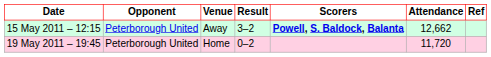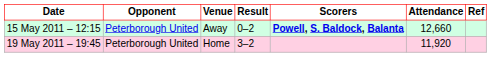(246, 28) 3–2 -> (246, 28) 0–2
(436, 28) 12,662 -> (436, 28) 12,660
(246, 44) 0–2 -> (246, 44) 3–2
(436, 44) 11,720 -> (436, 44) 11,920
